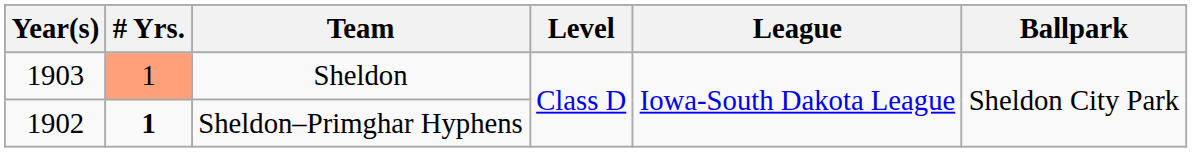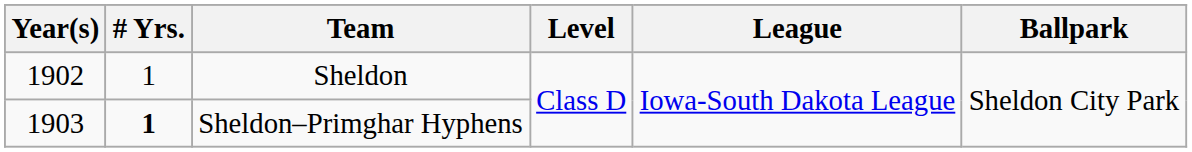(55, 75) 1903 -> (55, 75) 1902
(149, 75) lightsalmon background -> (149, 75) no background
(55, 123) 1902 -> (55, 123) 1903
